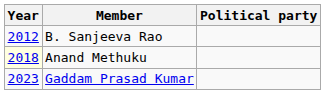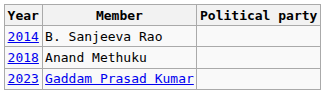(23, 36) 2012 -> (23, 36) 2014
(23, 57) lightyellow background -> (23, 57) no background
